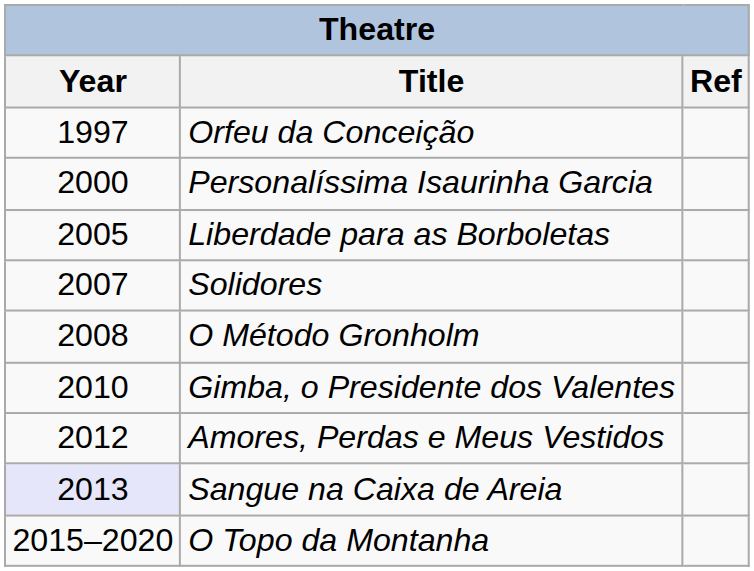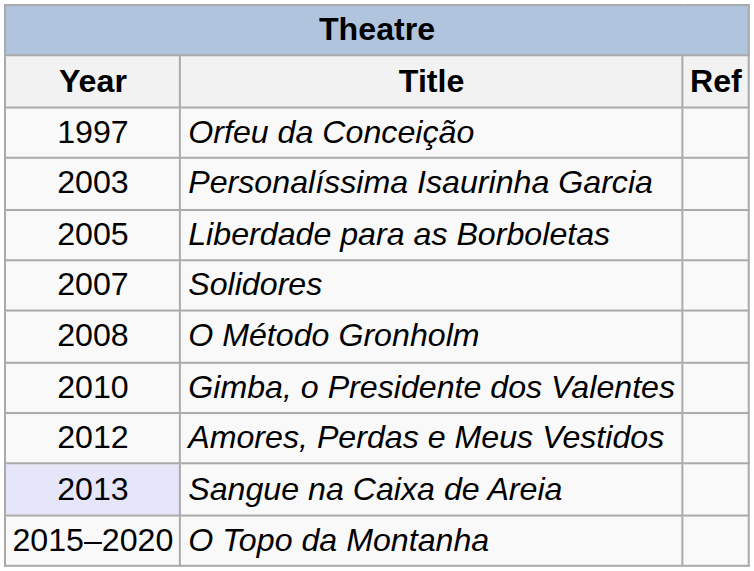(93, 183) 2000 -> (93, 183) 2003
